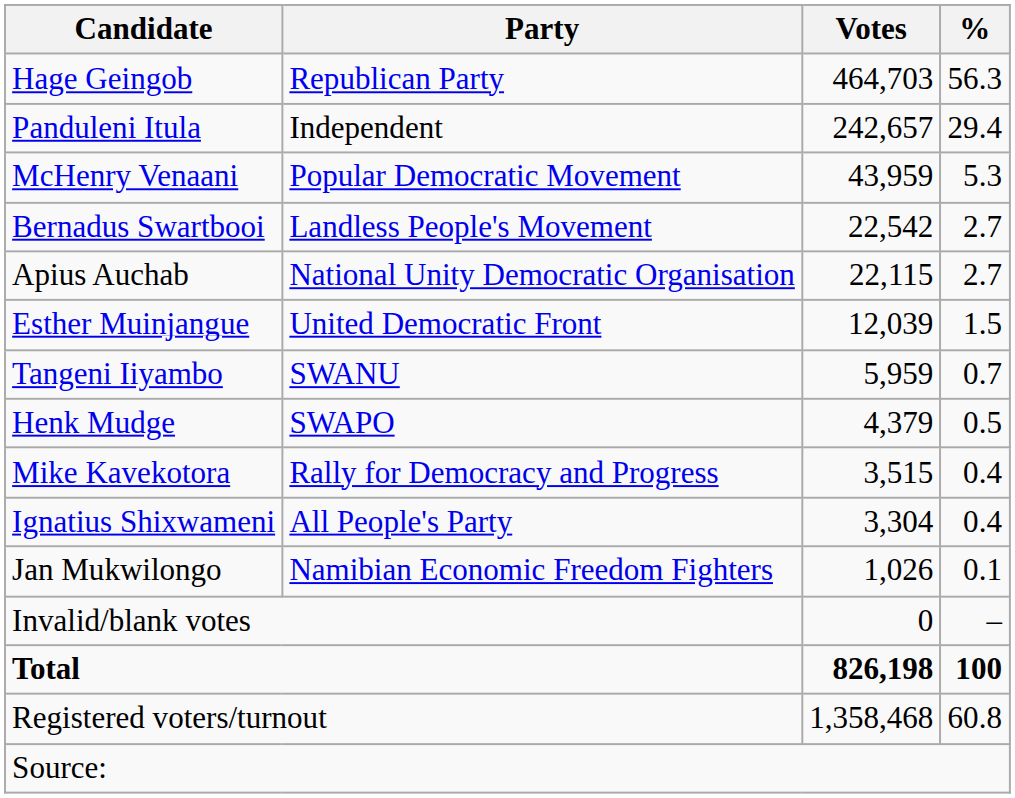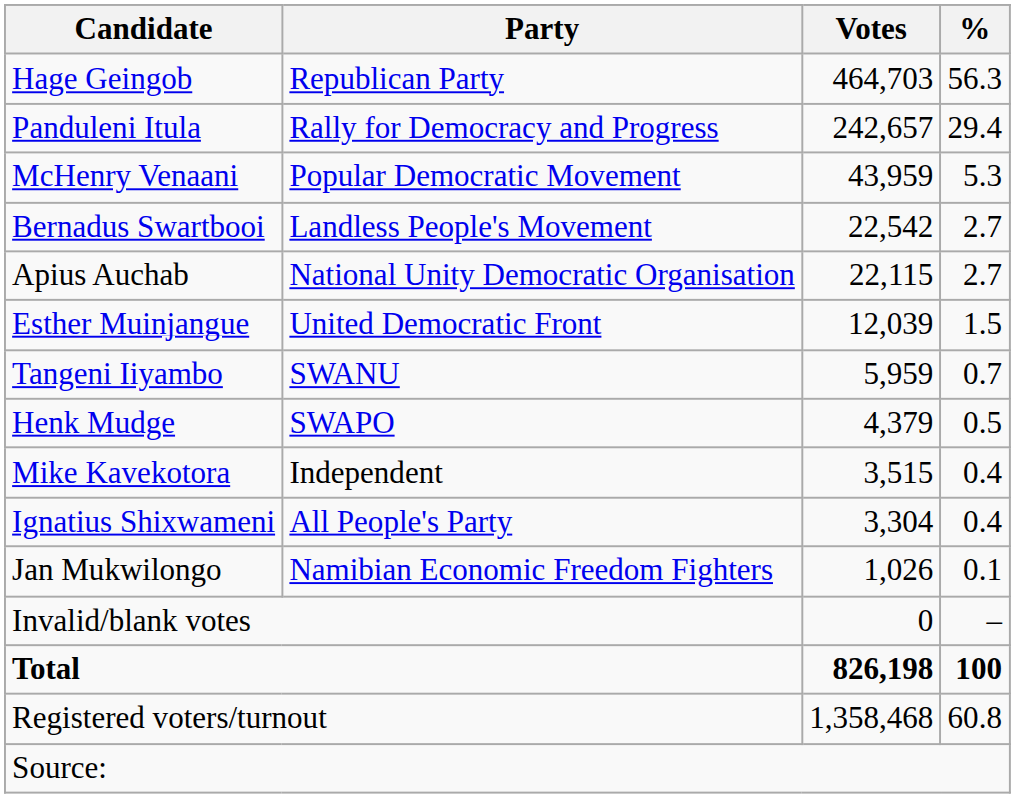(366, 127) Independent -> (504, 127) Rally for Democracy and Progress
(504, 472) Rally for Democracy and Progress -> (366, 472) Independent
